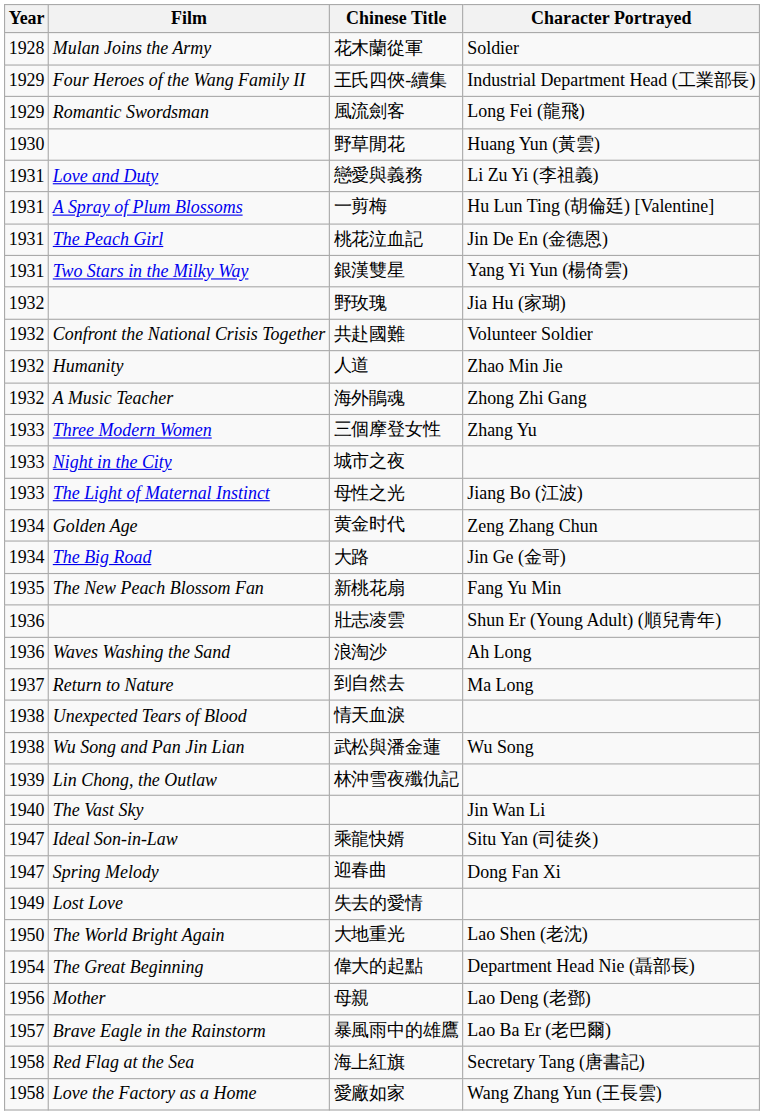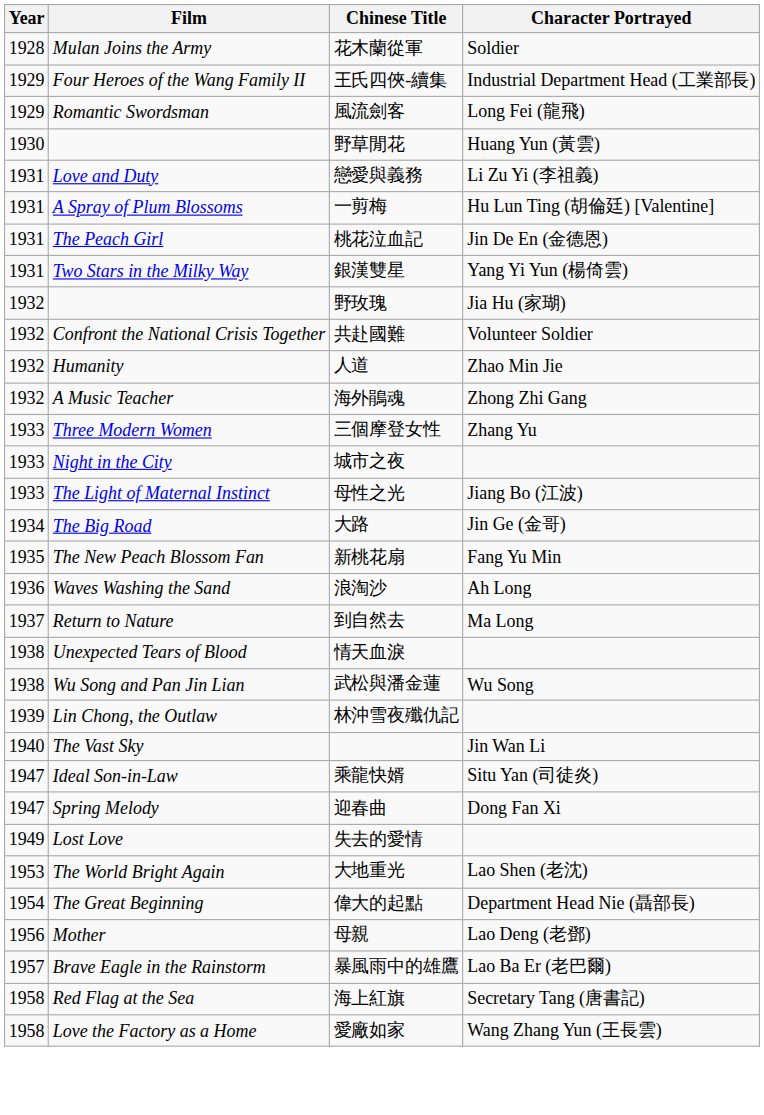- row: (369, 524)
- row: (369, 620)
(27, 935) 1950 -> (27, 871) 1953
